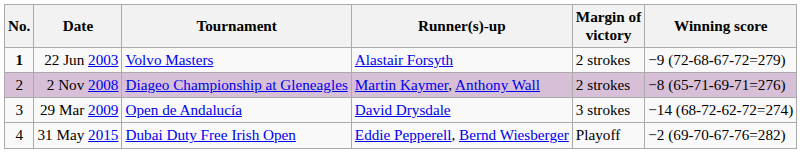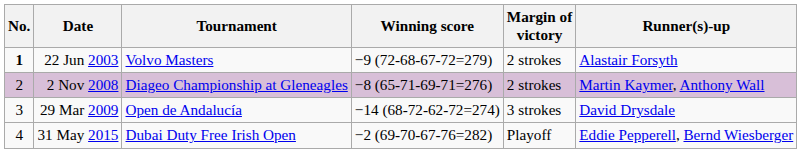columns swapped: (721, 26) <-> (462, 26)
